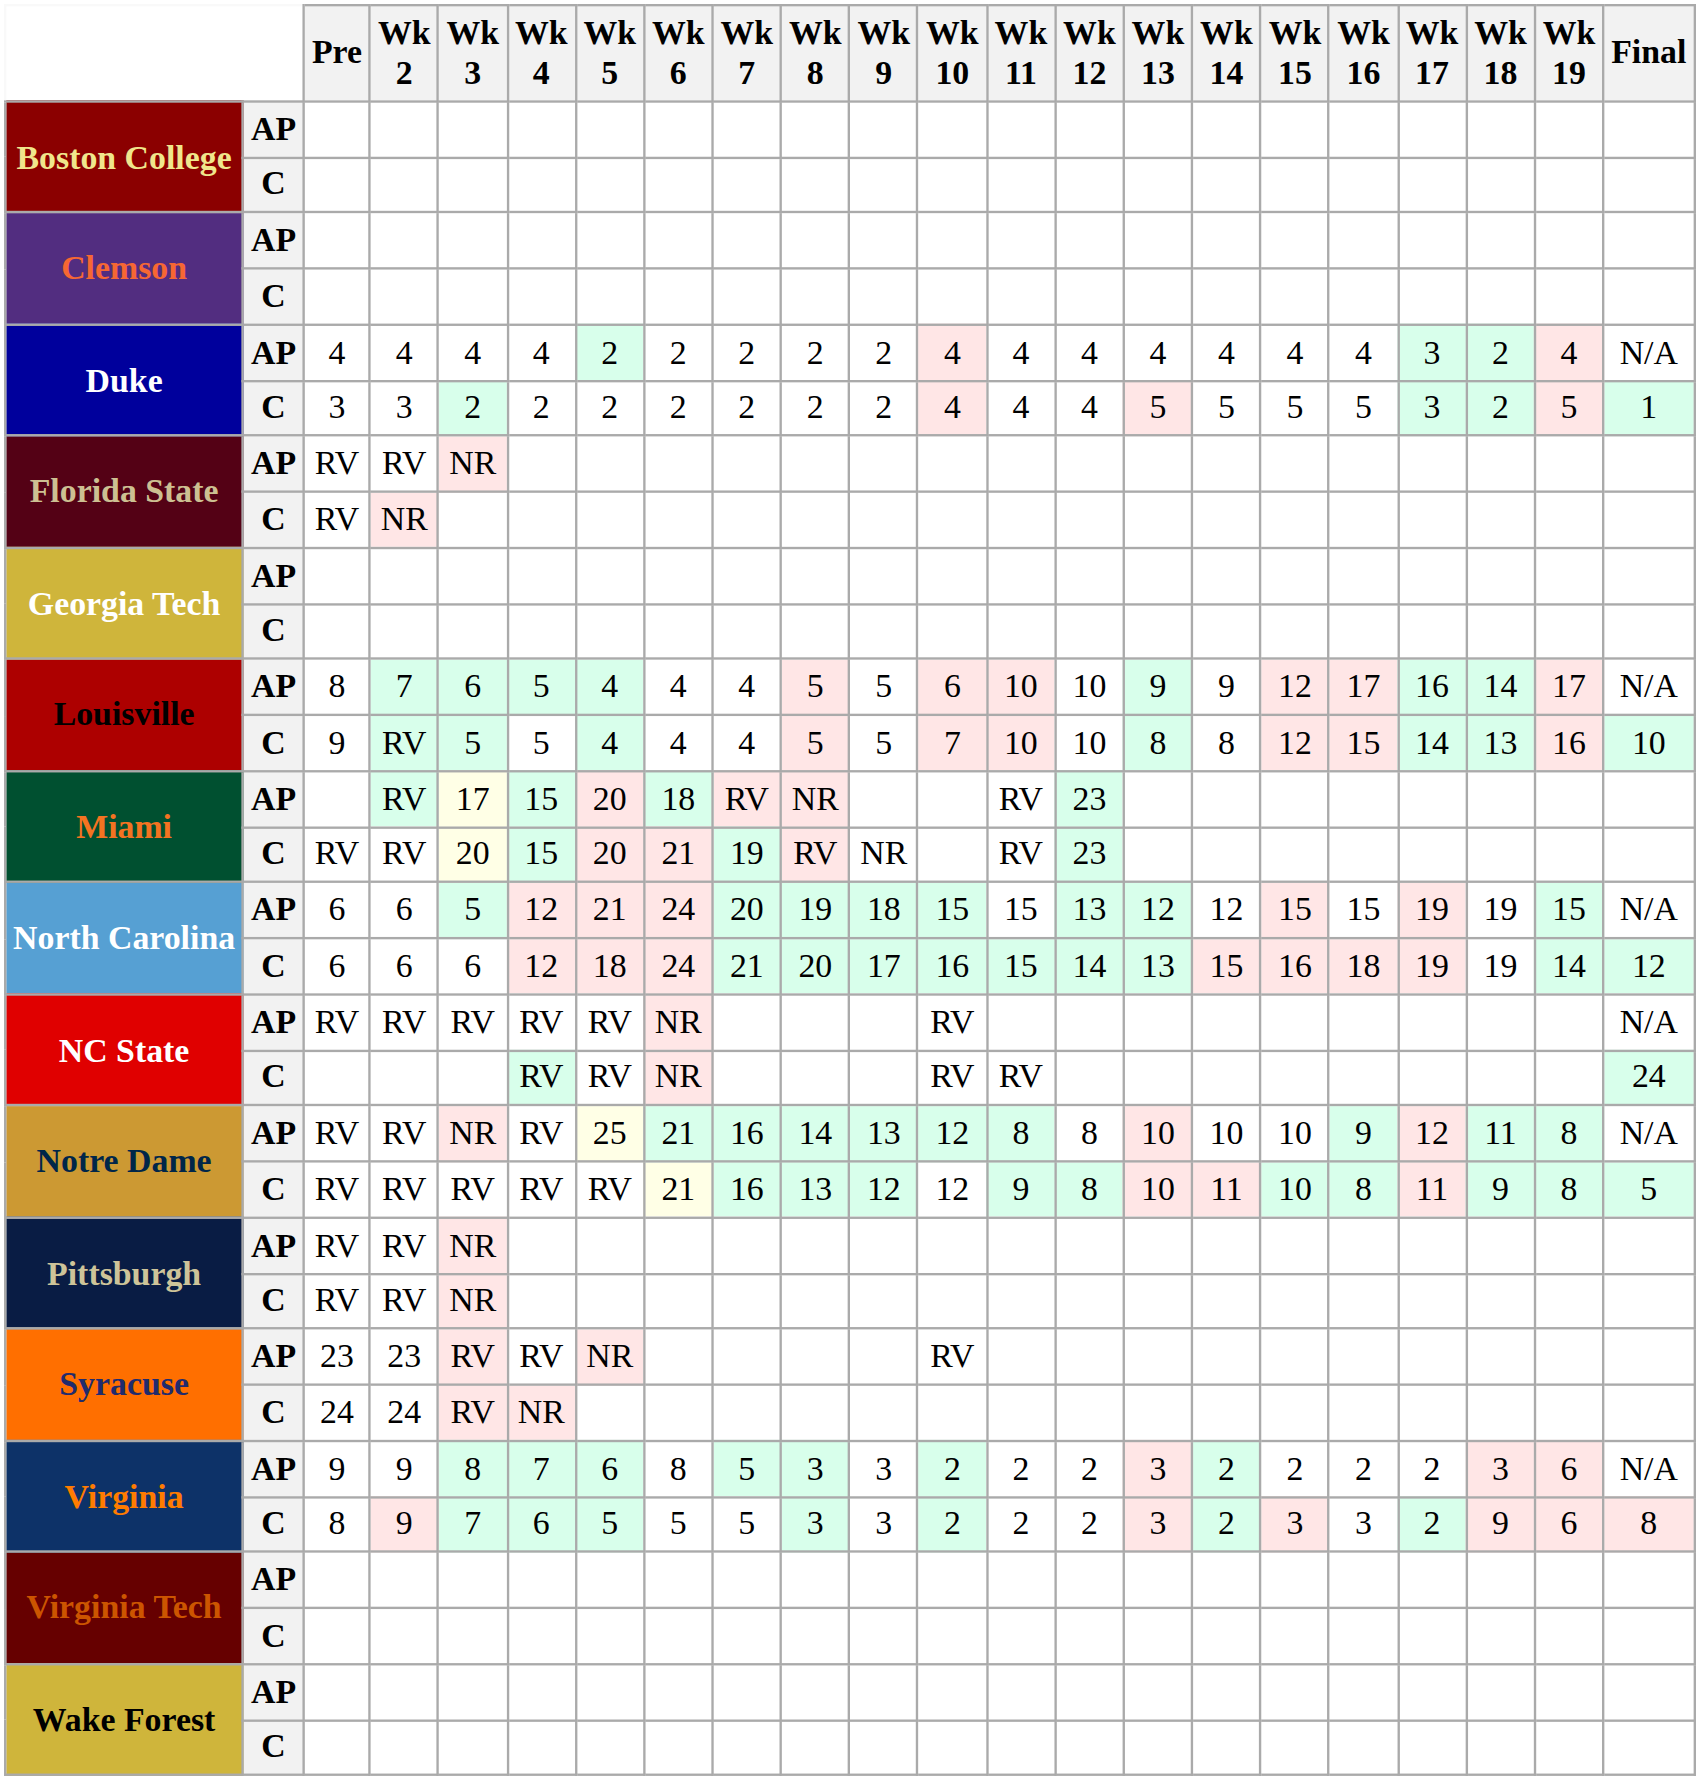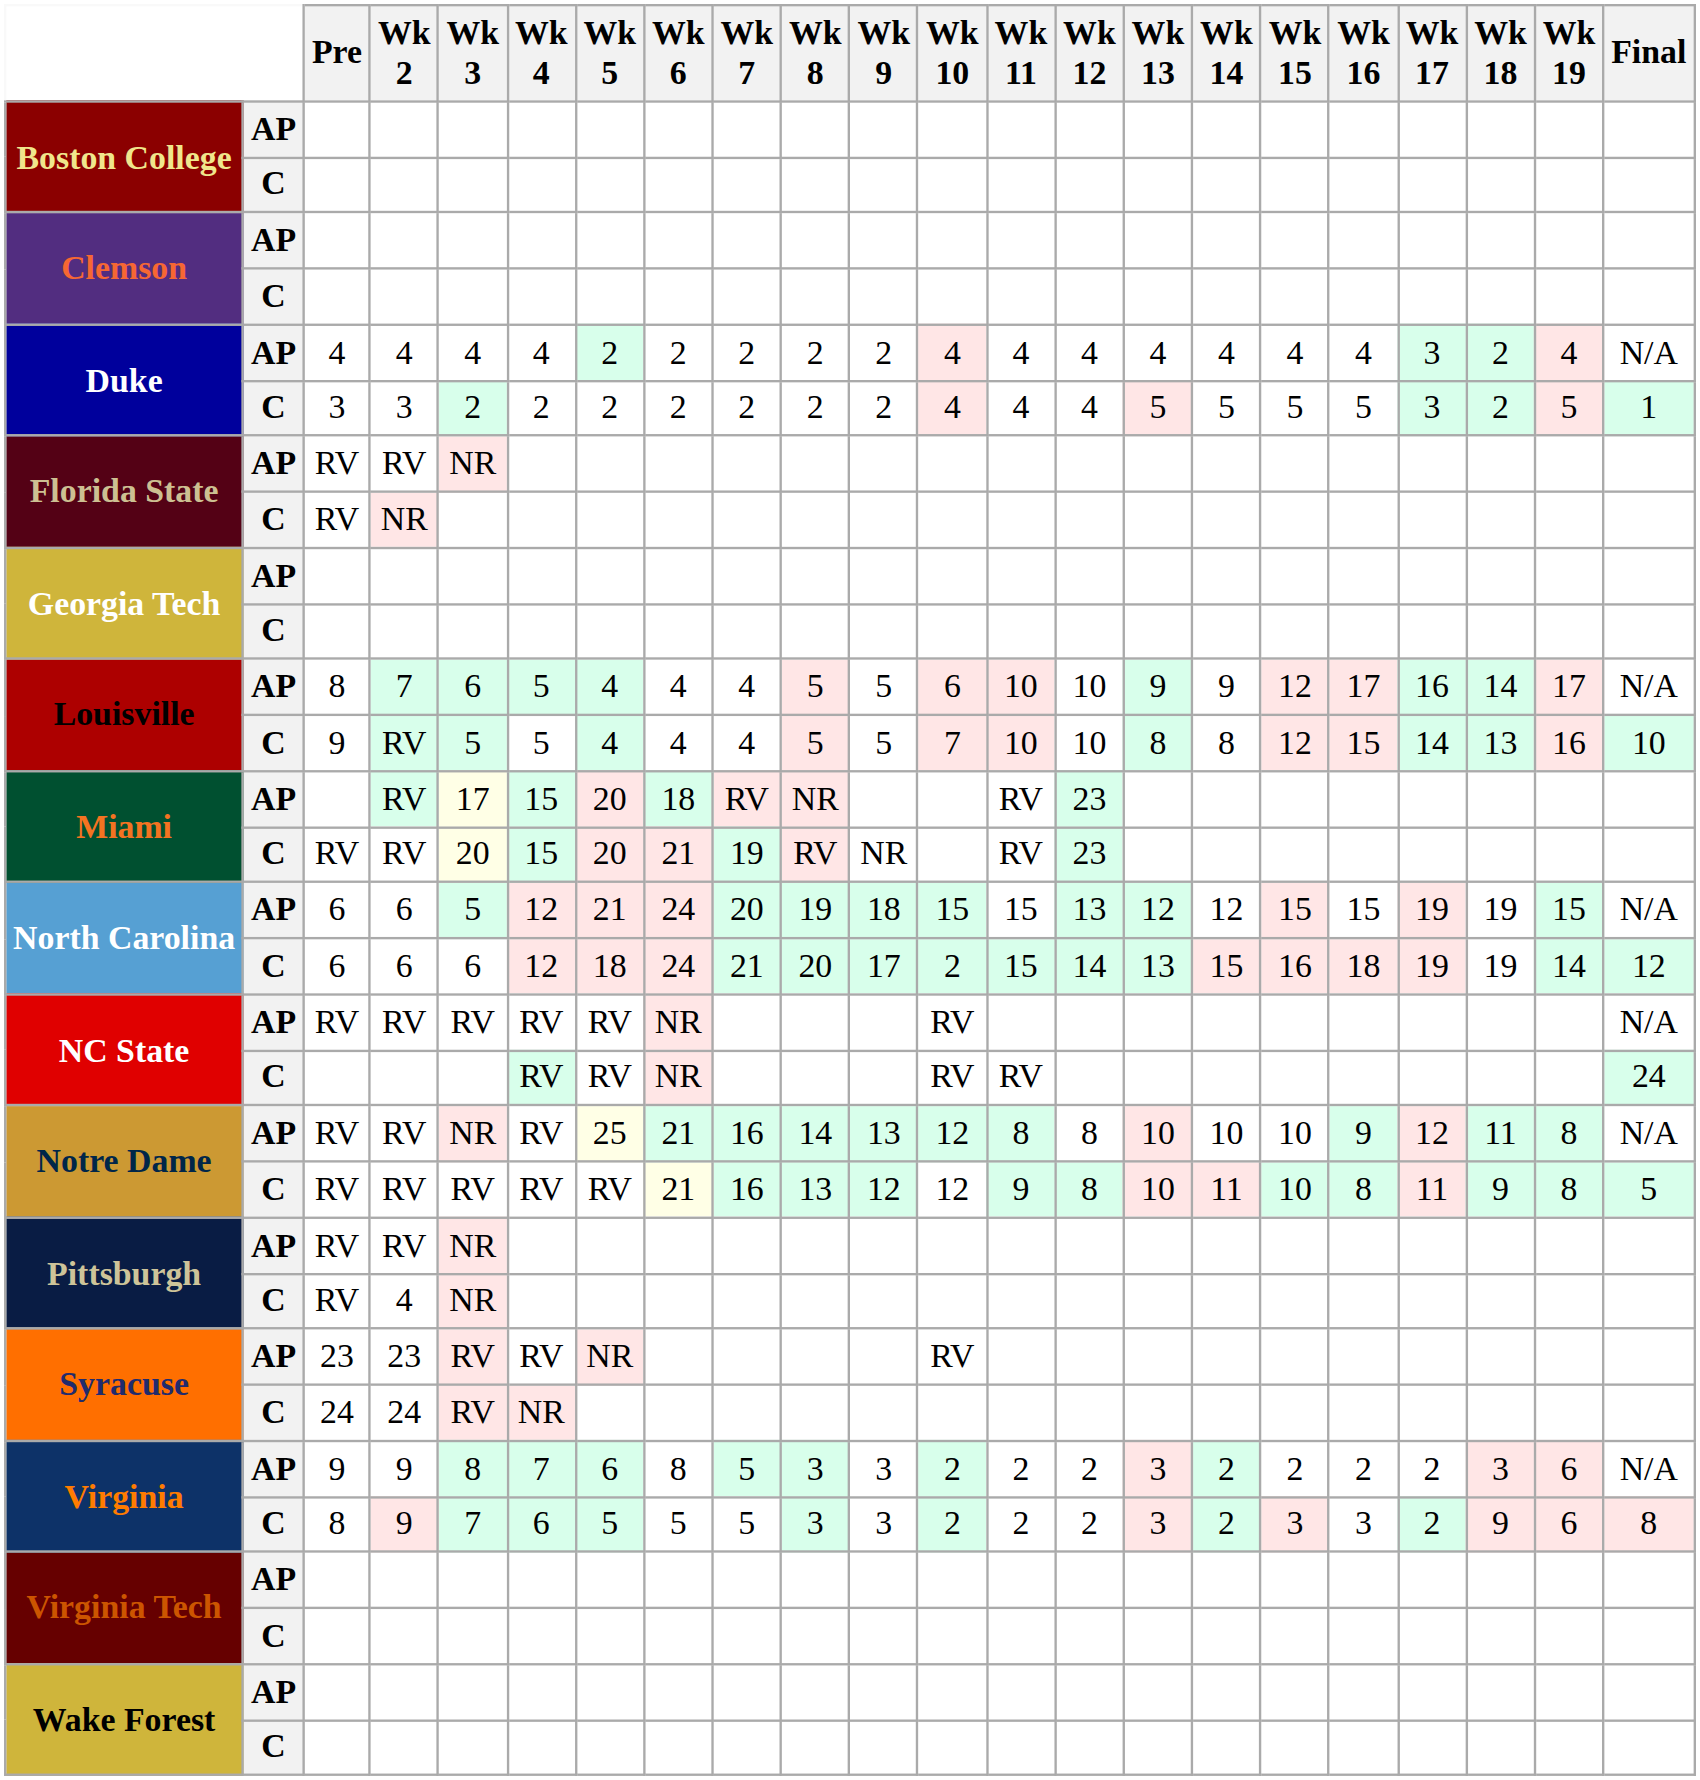(952, 965) 16 -> (952, 965) 2
(404, 1300) RV -> (404, 1300) 4
